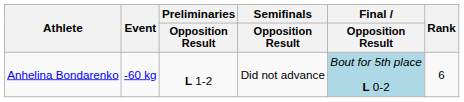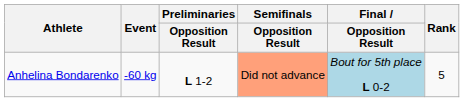(283, 75) no background -> (283, 75) lightsalmon background
(441, 75) 6 -> (441, 75) 5
